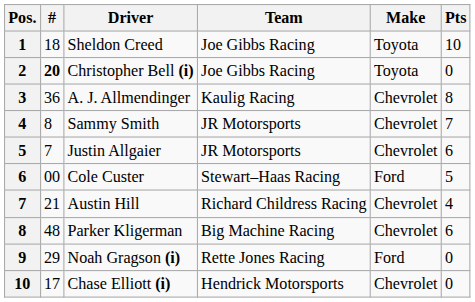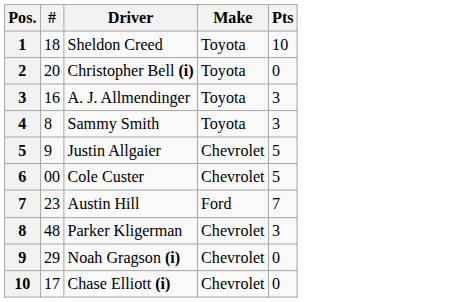- column: (284, 17)
(52, 71) bold -> (52, 71) normal
(52, 97) 36 -> (52, 97) 16
(406, 97) Chevrolet -> (223, 97) Toyota
(449, 97) 8 -> (276, 97) 3
(406, 124) Chevrolet -> (223, 124) Toyota
(449, 124) 7 -> (276, 124) 3
(48, 150) 7 -> (48, 150) 9
(449, 150) 6 -> (276, 150) 5
(389, 177) Ford -> (233, 177) Chevrolet
(52, 203) 21 -> (52, 203) 23
(406, 203) Chevrolet -> (216, 203) Ford
(449, 203) 4 -> (276, 203) 7
(449, 230) 6 -> (276, 230) 3
(389, 257) Ford -> (233, 257) Chevrolet
